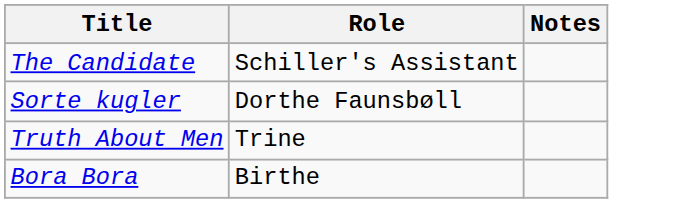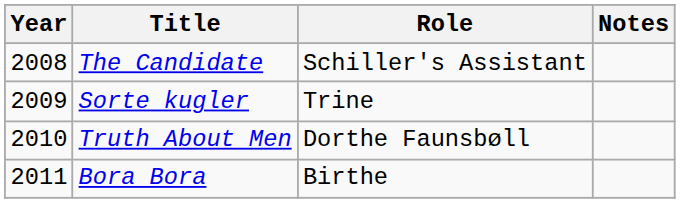+ column: (39, 24)
(348, 101) Dorthe Faunsbøll -> (338, 101) Trine
(270, 140) Trine -> (416, 140) Dorthe Faunsbøll
